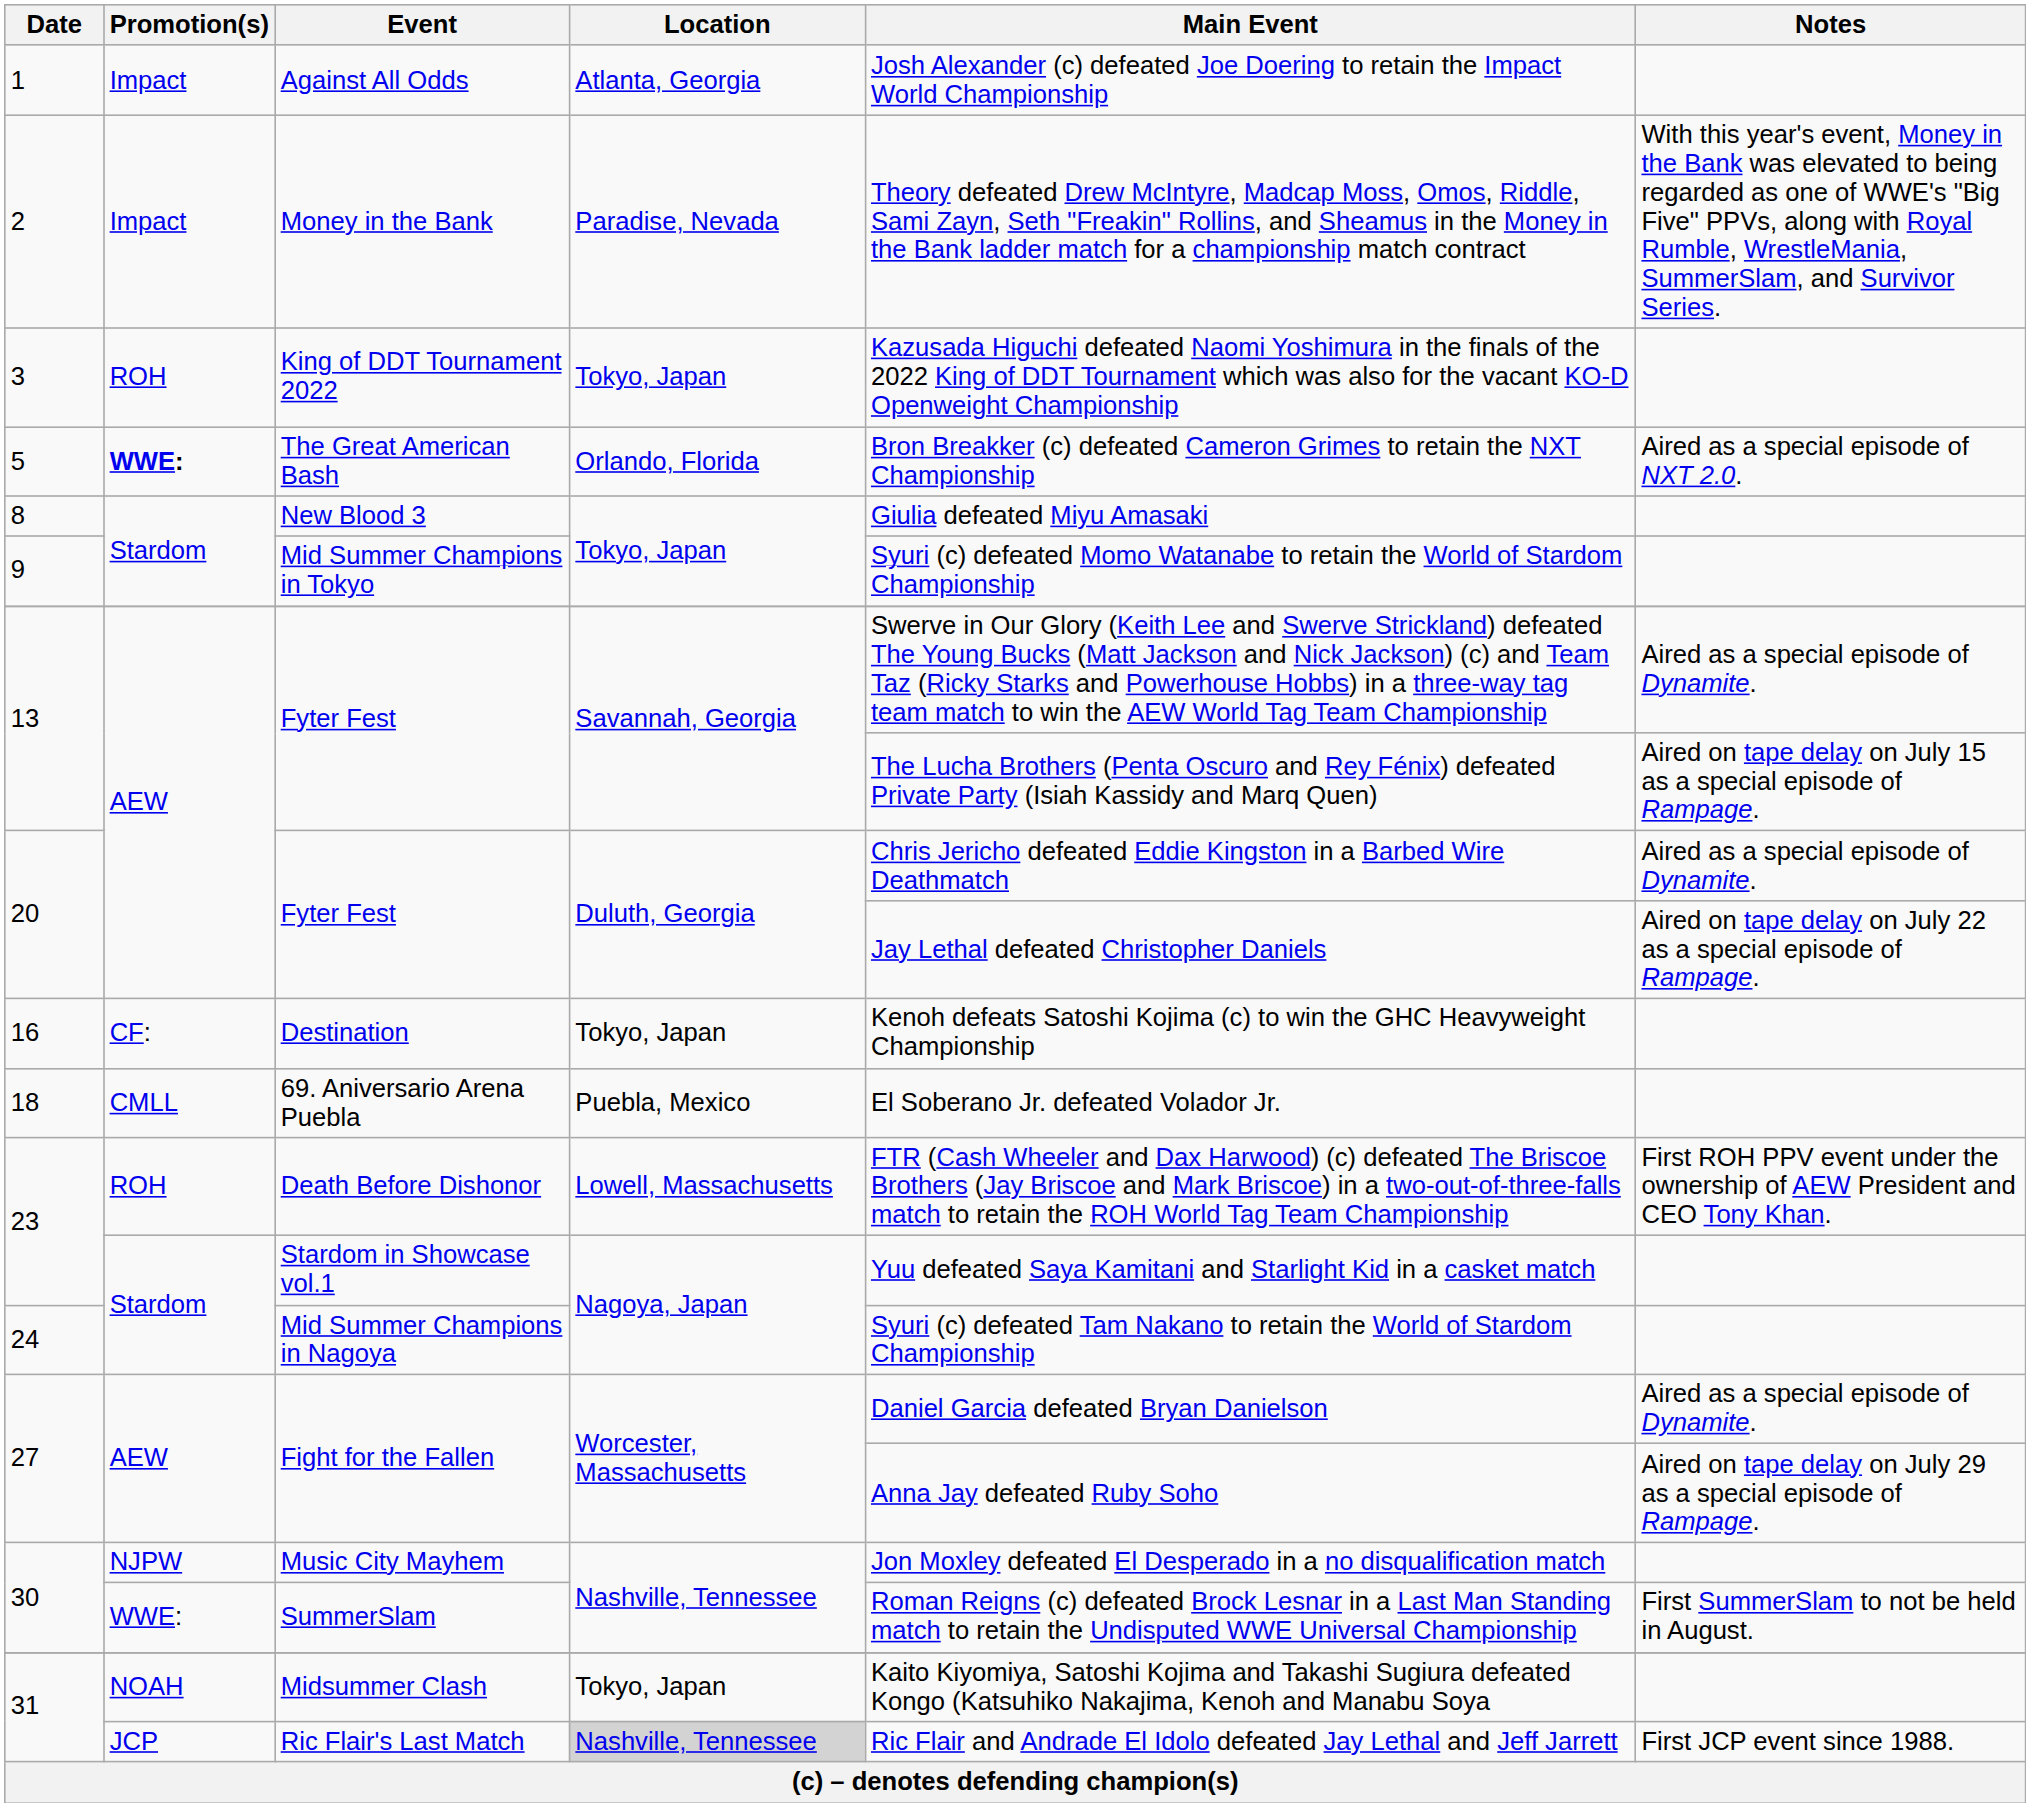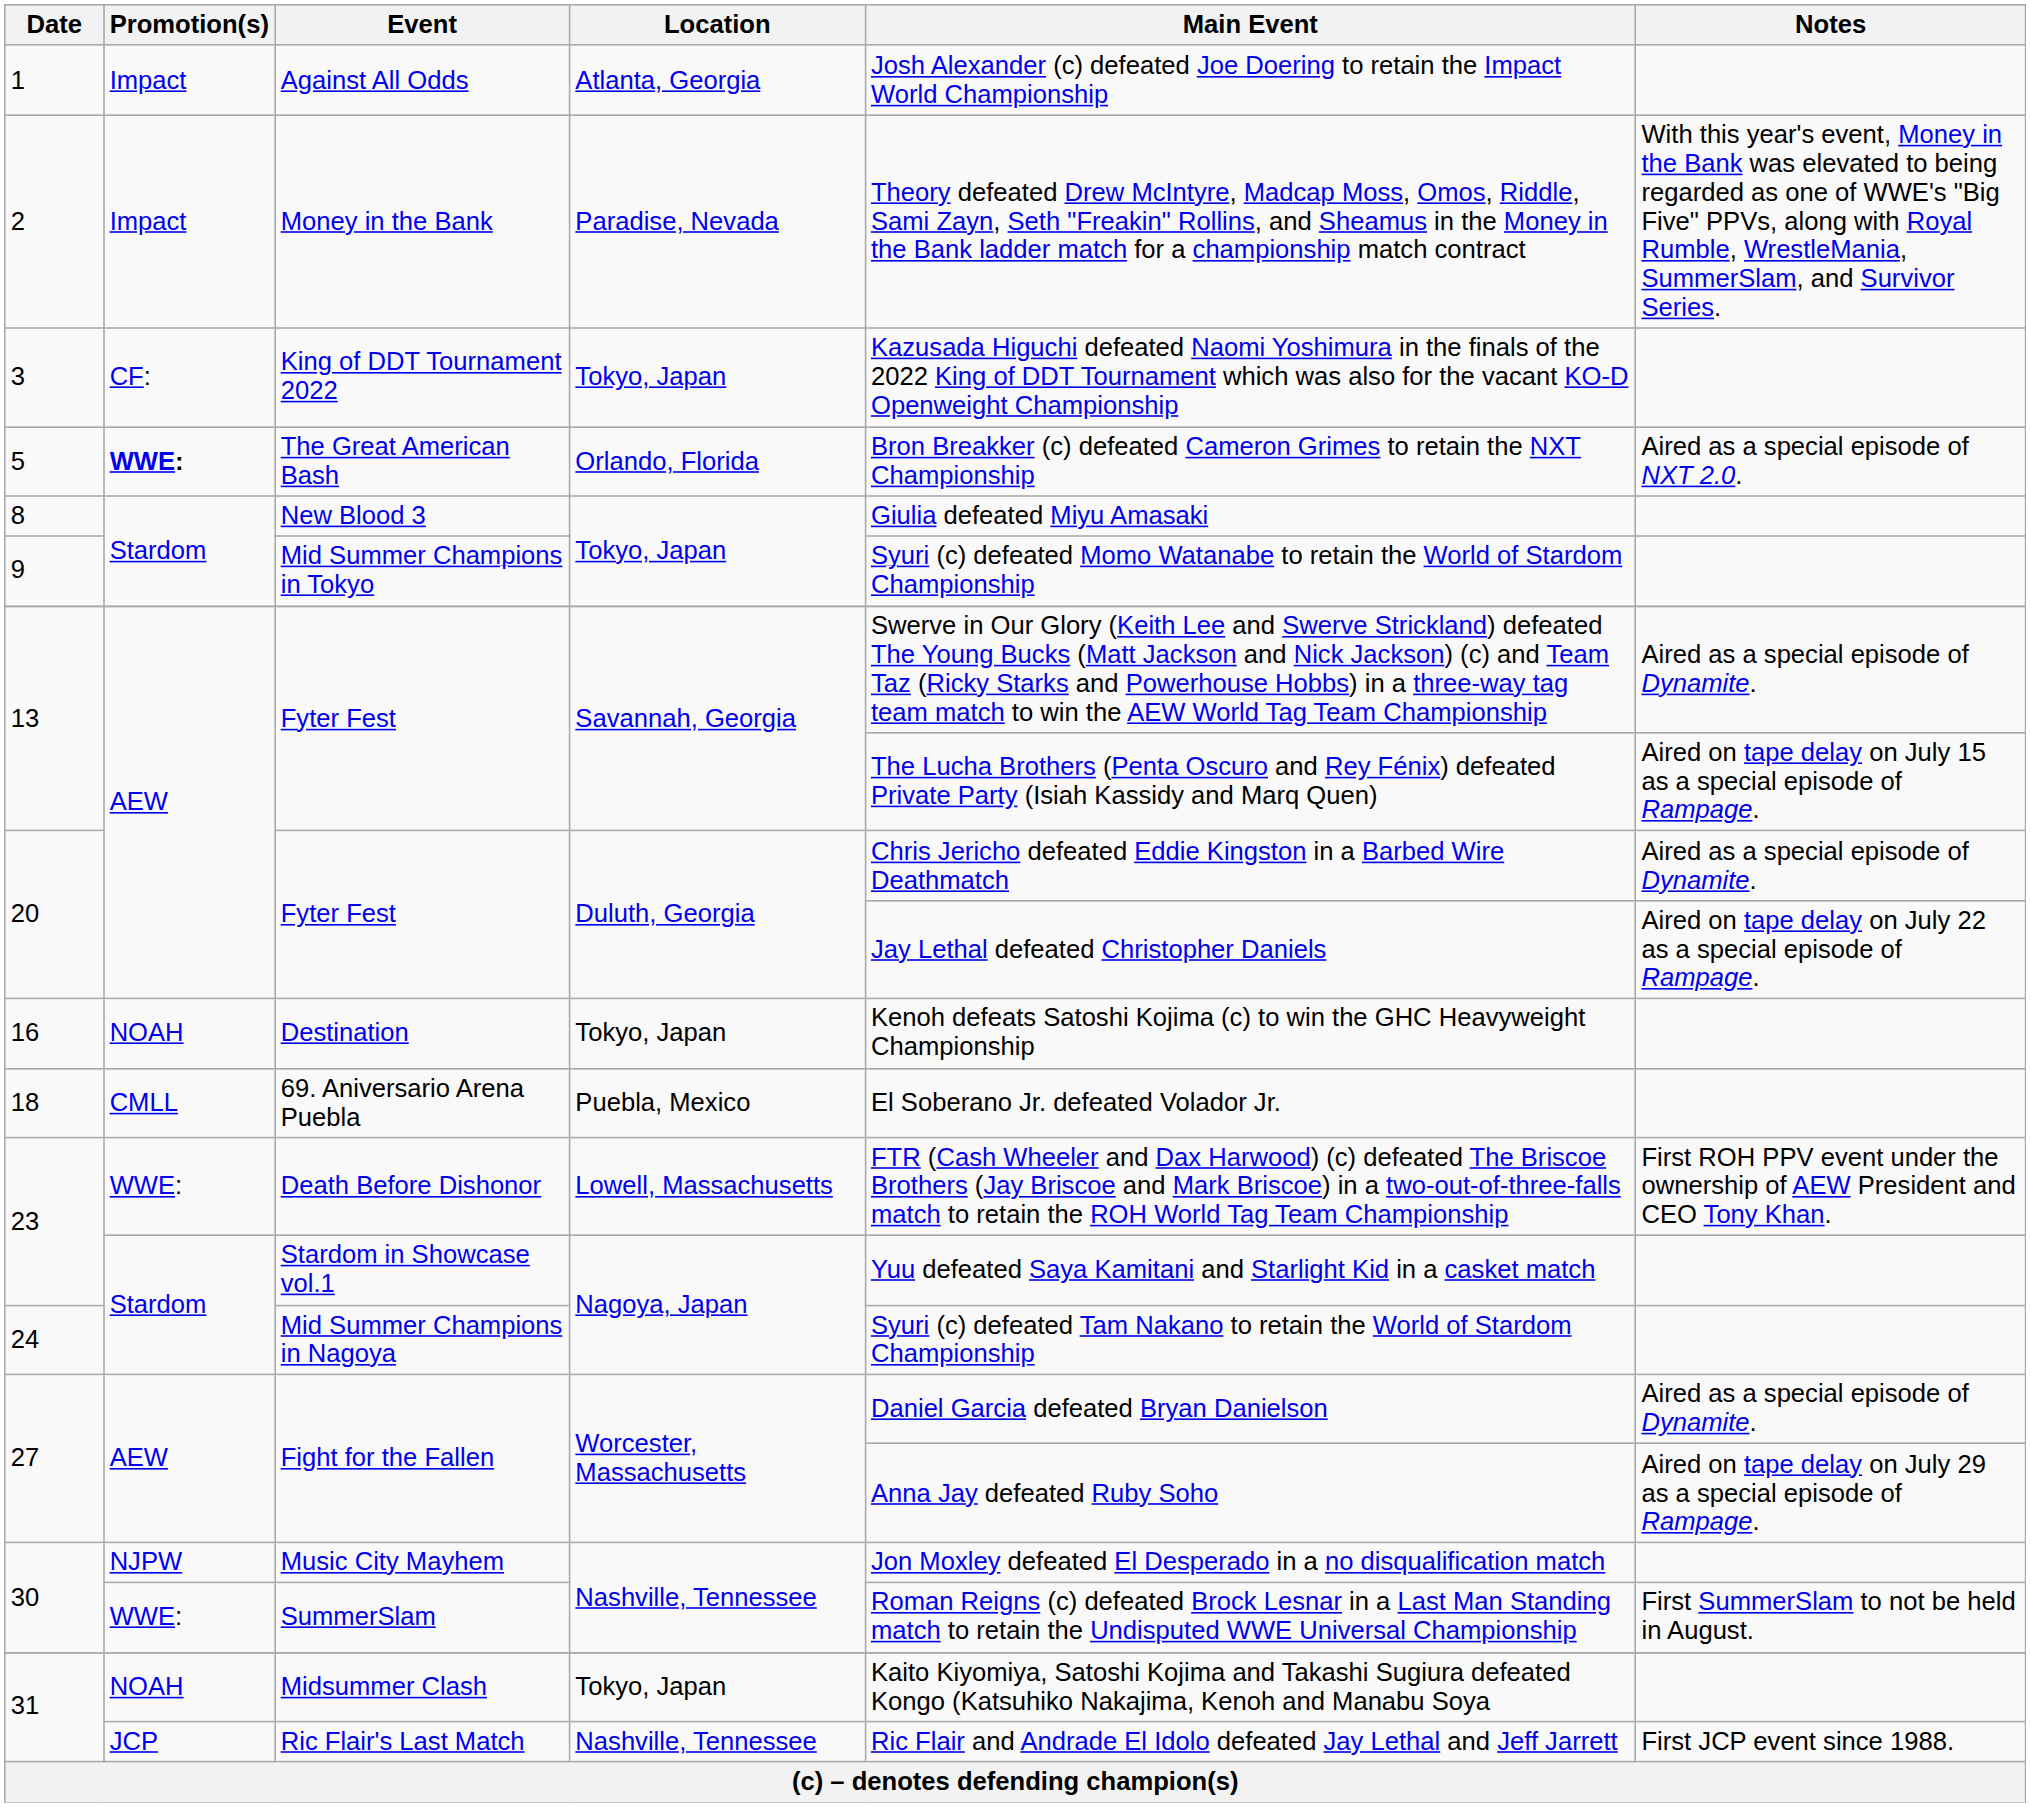(138, 376) ROH -> (130, 376) CF:
(130, 1033) CF: -> (147, 1033) NOAH
(138, 1186) ROH -> (146, 1186) WWE:
(696, 1741) lightgrey background -> (696, 1741) no background
